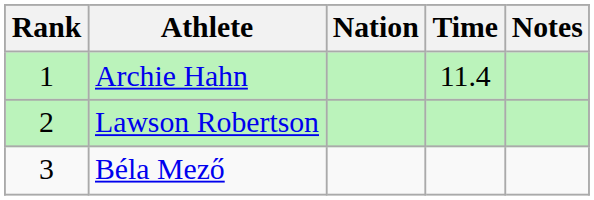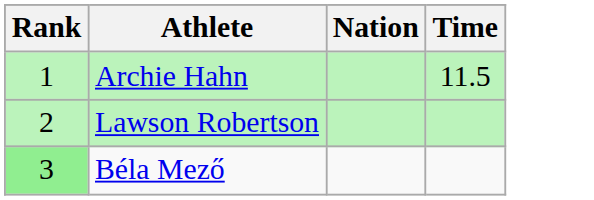- column: (547, 28)
(465, 75) 11.4 -> (465, 75) 11.5
(47, 169) no background -> (47, 169) lightgreen background
